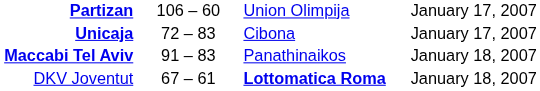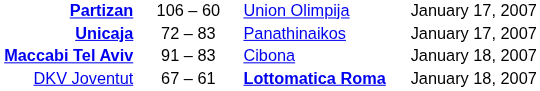(269, 33) Cibona -> (295, 33) Panathinaikos
(295, 56) Panathinaikos -> (269, 56) Cibona
